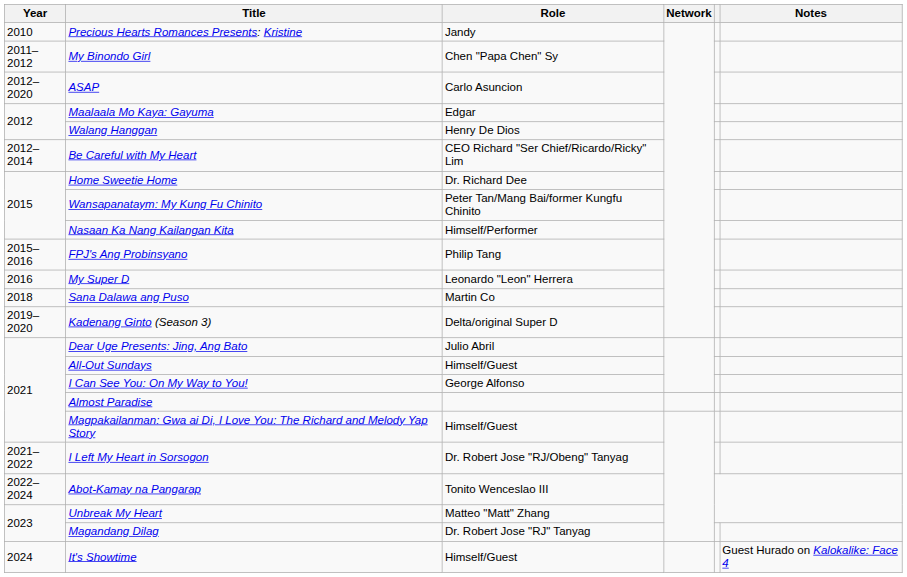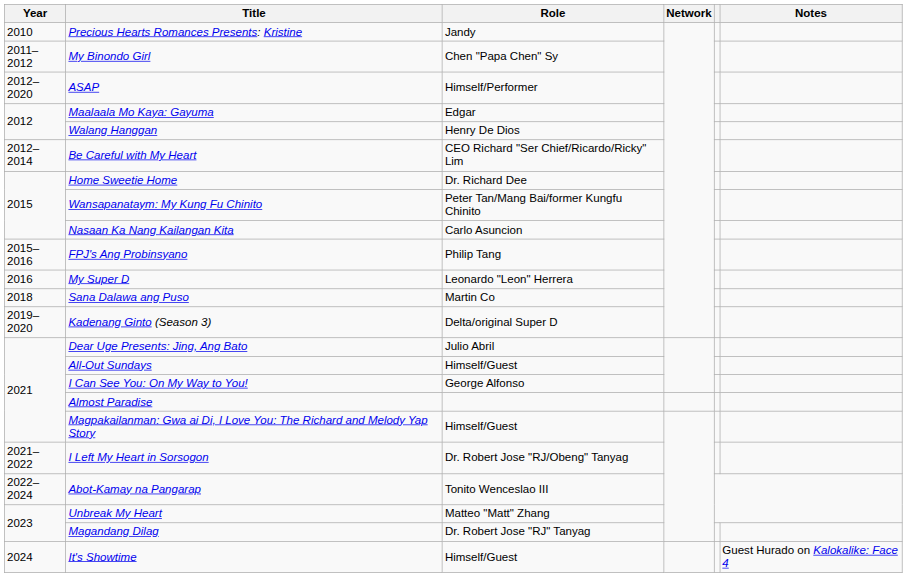(484, 87) Carlo Asuncion -> (491, 87) Himself/Performer
(491, 229) Himself/Performer -> (484, 229) Carlo Asuncion
